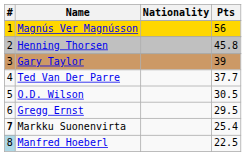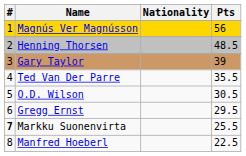(226, 45) 45.8 -> (226, 45) 48.5
(226, 78) 37.7 -> (226, 78) 35.5
(226, 127) 25.4 -> (226, 127) 25.5
(10, 143) lightblue background -> (10, 143) no background
